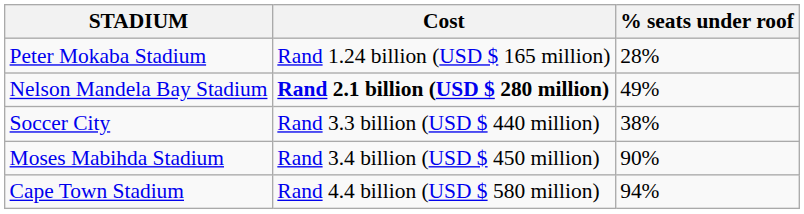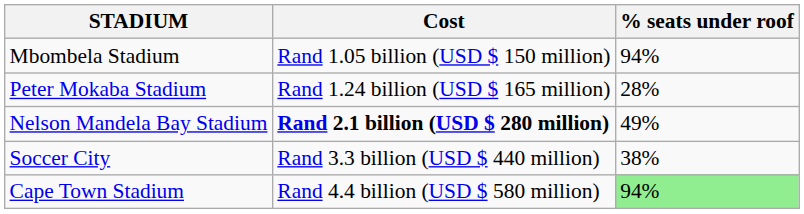+ row: (94, 55)
- row: (117, 157)
(640, 191) no background -> (640, 191) lightgreen background
